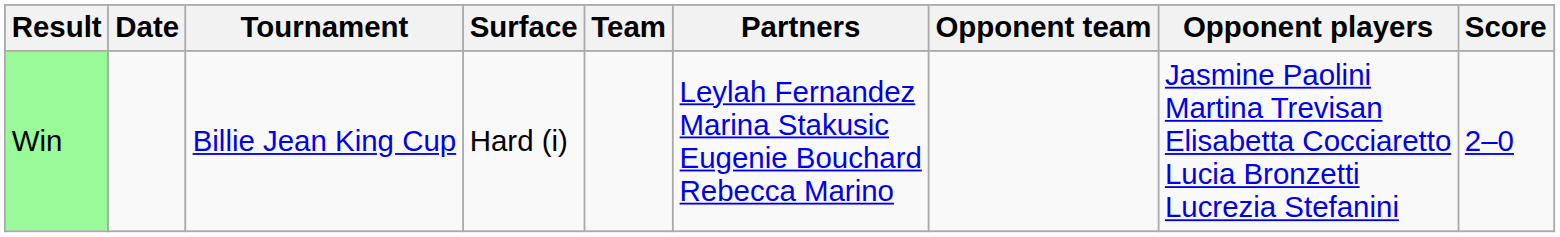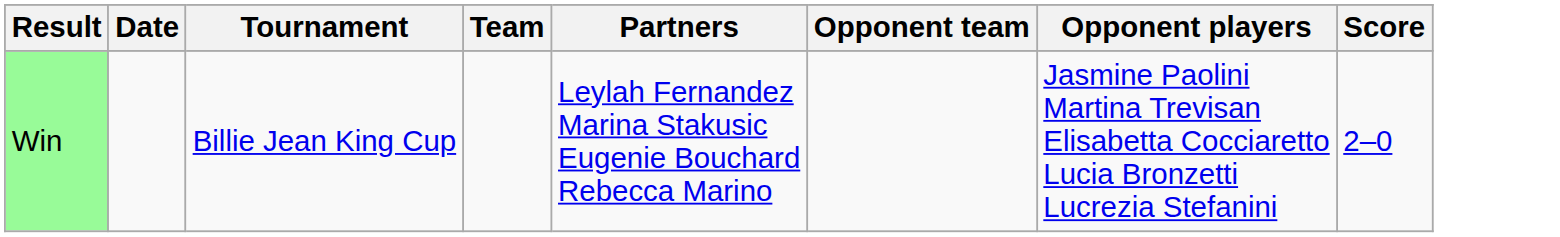- column: (524, 27)
